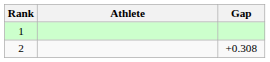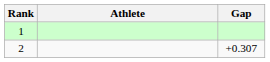(241, 48) +0.308 -> (241, 48) +0.307
